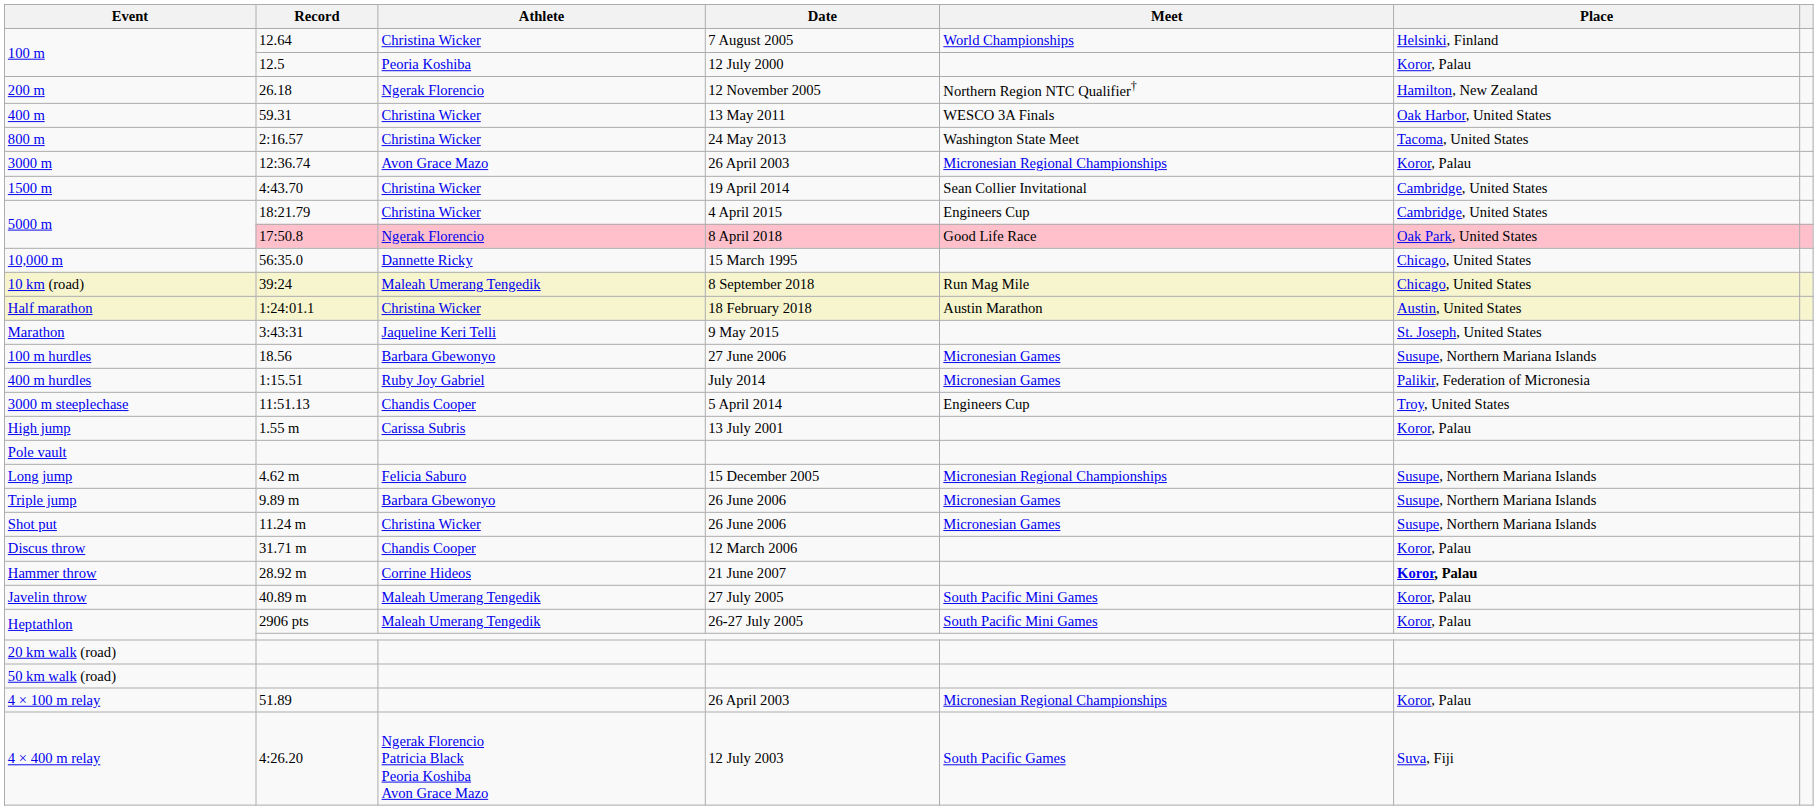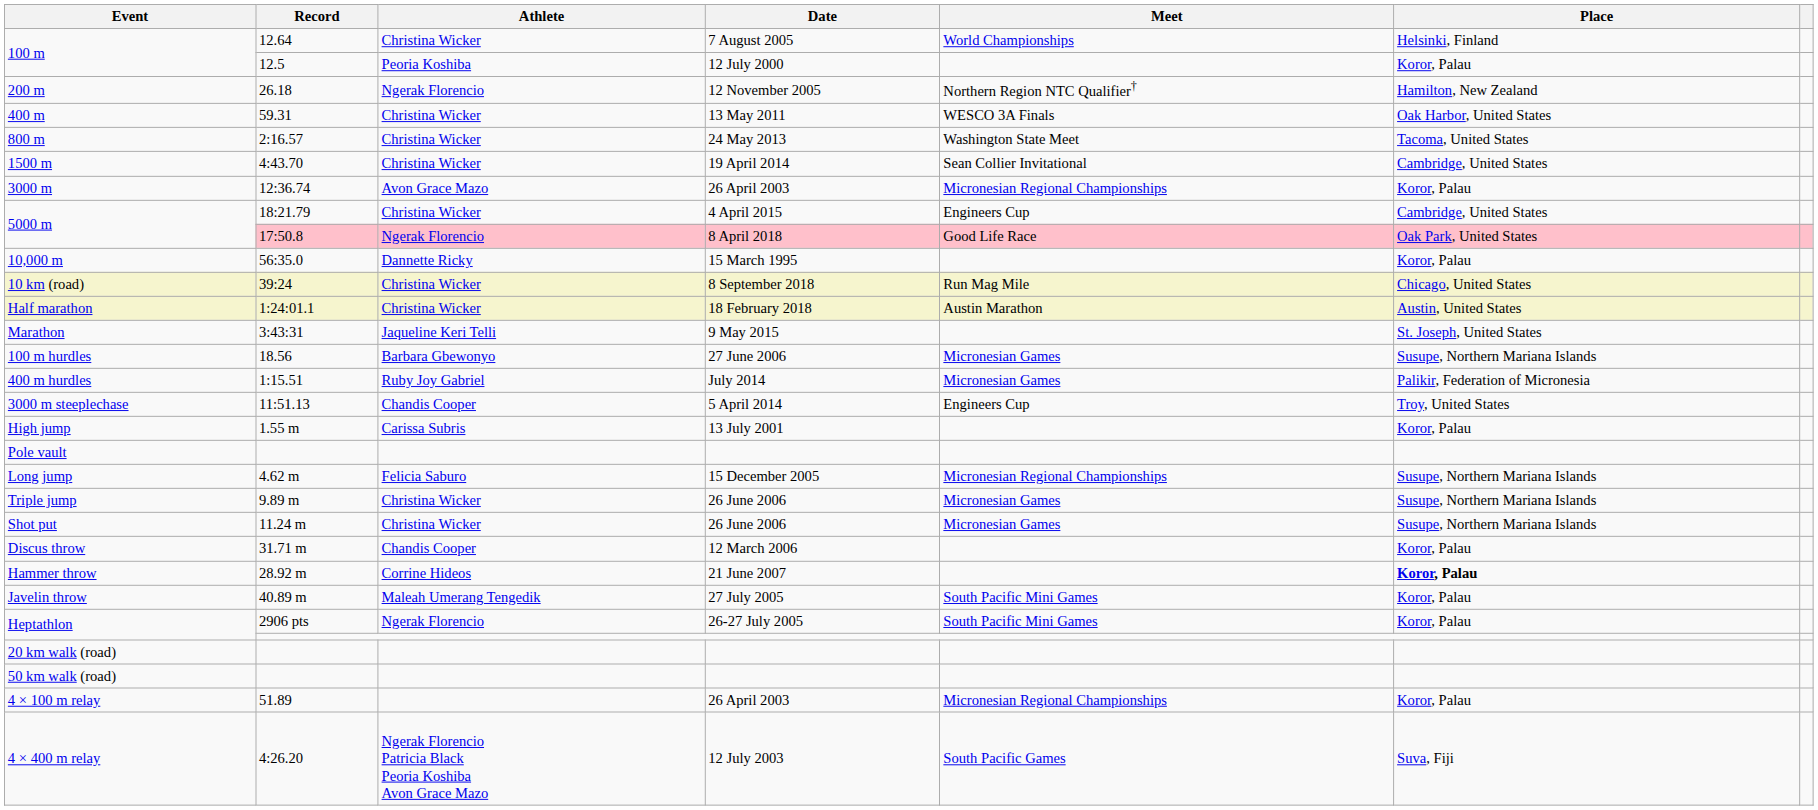rows swapped: (30, 188) <-> (30, 164)
(1464, 260) Chicago, United States -> (1434, 260) Koror, Palau
(461, 284) Maleah Umerang Tengedik -> (431, 284) Christina Wicker
(438, 500) Barbara Gbewonyo -> (431, 500) Christina Wicker
(461, 621) Maleah Umerang Tengedik -> (433, 621) Ngerak Florencio
